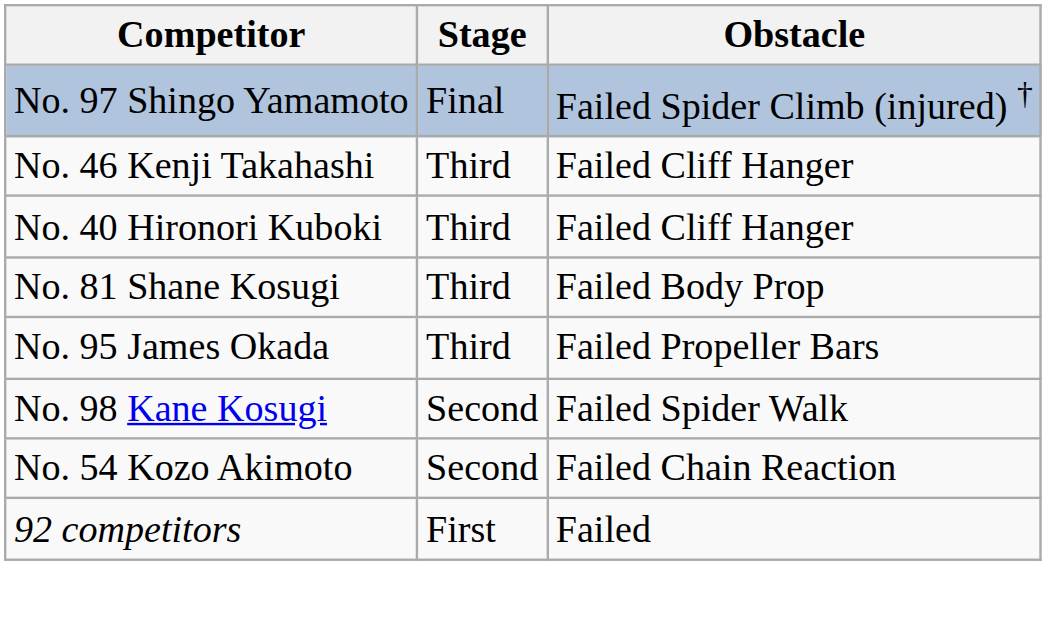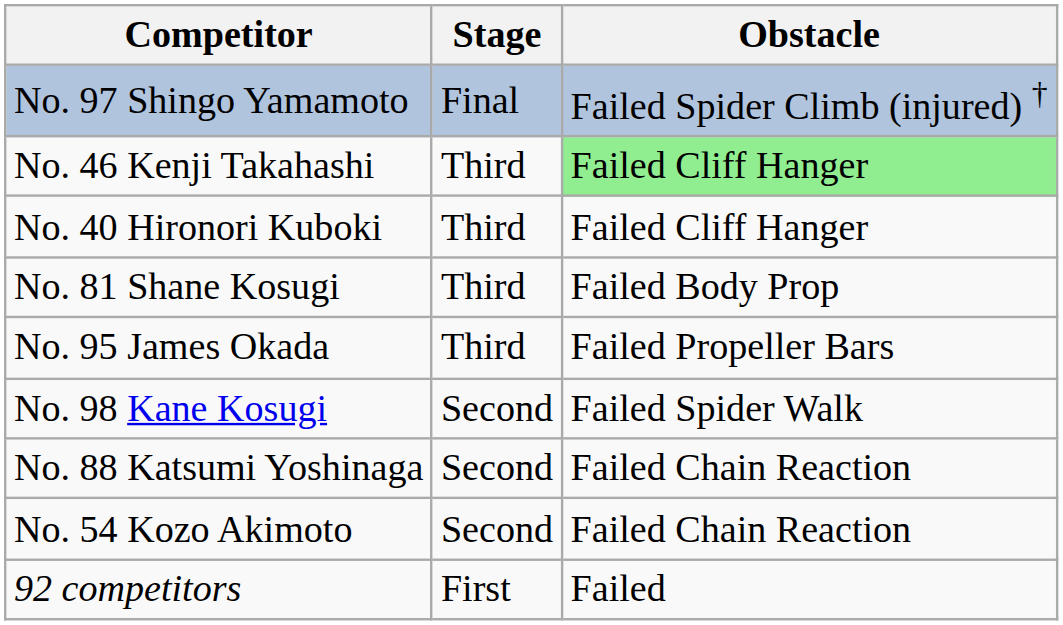(705, 165) no background -> (719, 165) lightgreen background
+ row: (219, 467)
